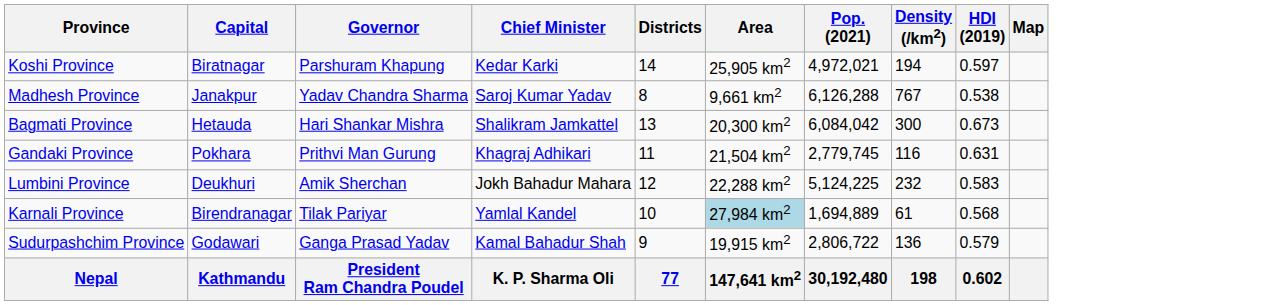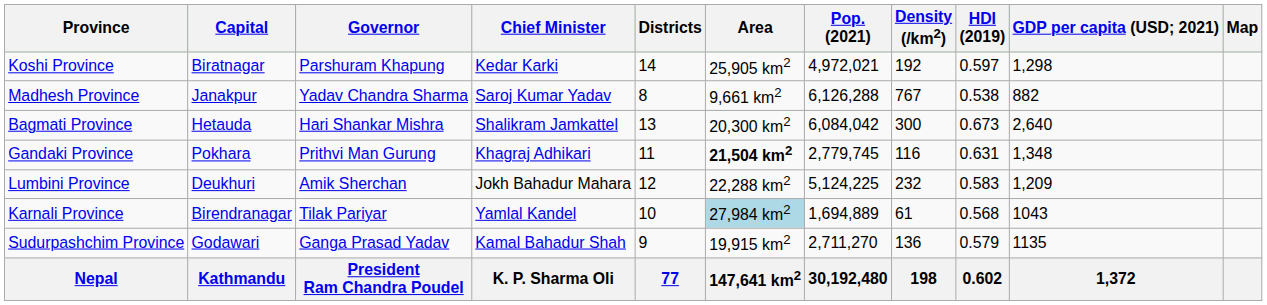+ column: (1116, 28)
(908, 66) 194 -> (908, 66) 192
(750, 154) normal -> (751, 154) bold
(844, 242) 2,806,722 -> (843, 242) 2,711,270
